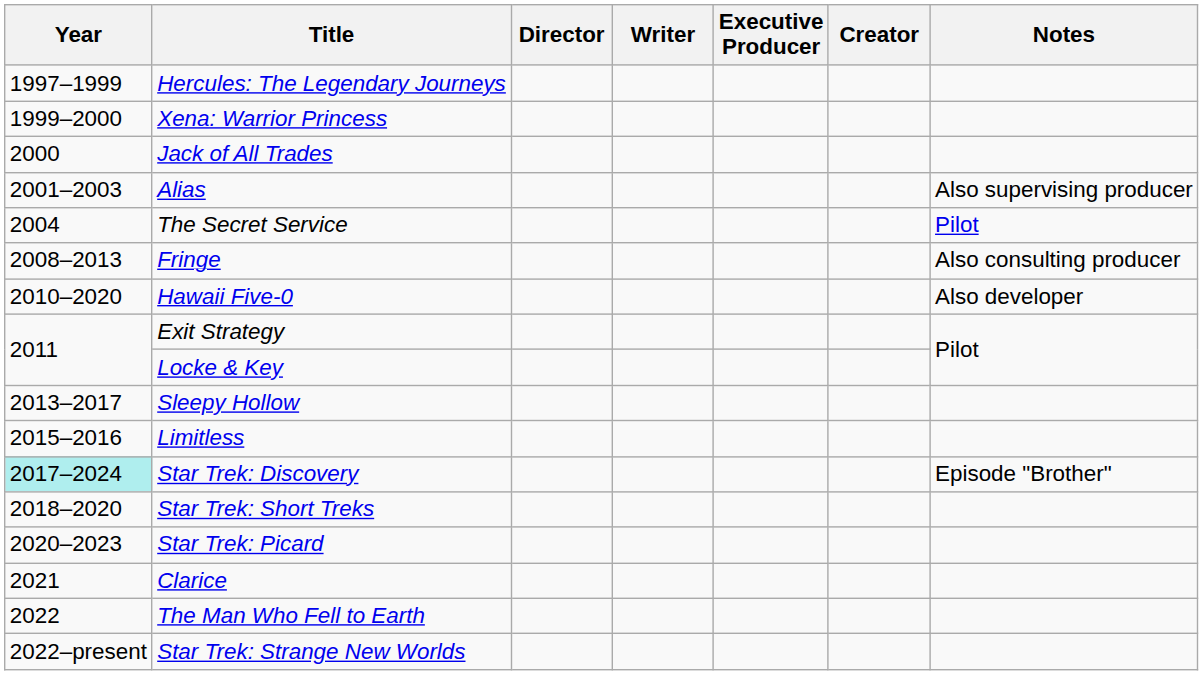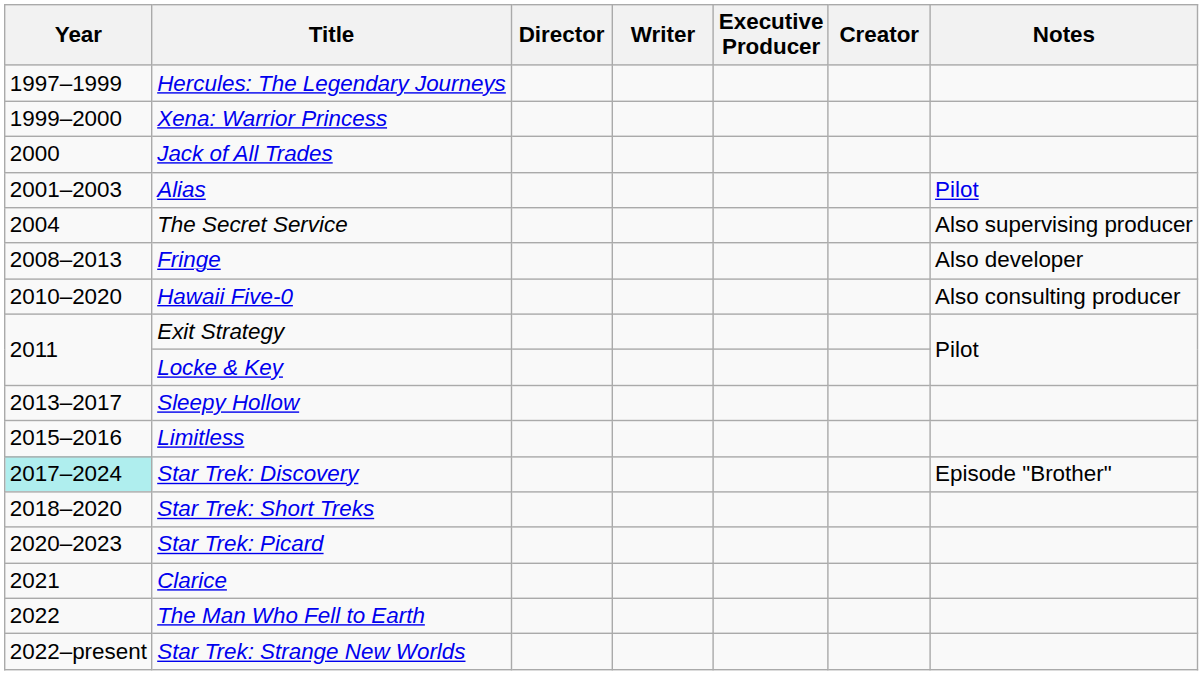(1064, 189) Also supervising producer -> (957, 189) Pilot
(957, 225) Pilot -> (1064, 225) Also supervising producer
(1058, 260) Also consulting producer -> (1009, 260) Also developer
(1009, 296) Also developer -> (1058, 296) Also consulting producer
